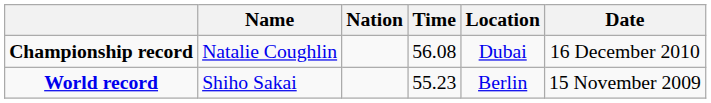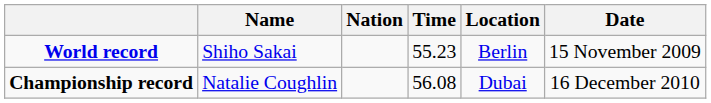rows swapped: (101, 82) <-> (101, 51)
